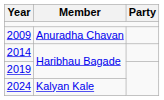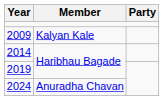(80, 35) Anuradha Chavan -> (65, 35) Kalyan Kale
(65, 87) Kalyan Kale -> (80, 87) Anuradha Chavan
